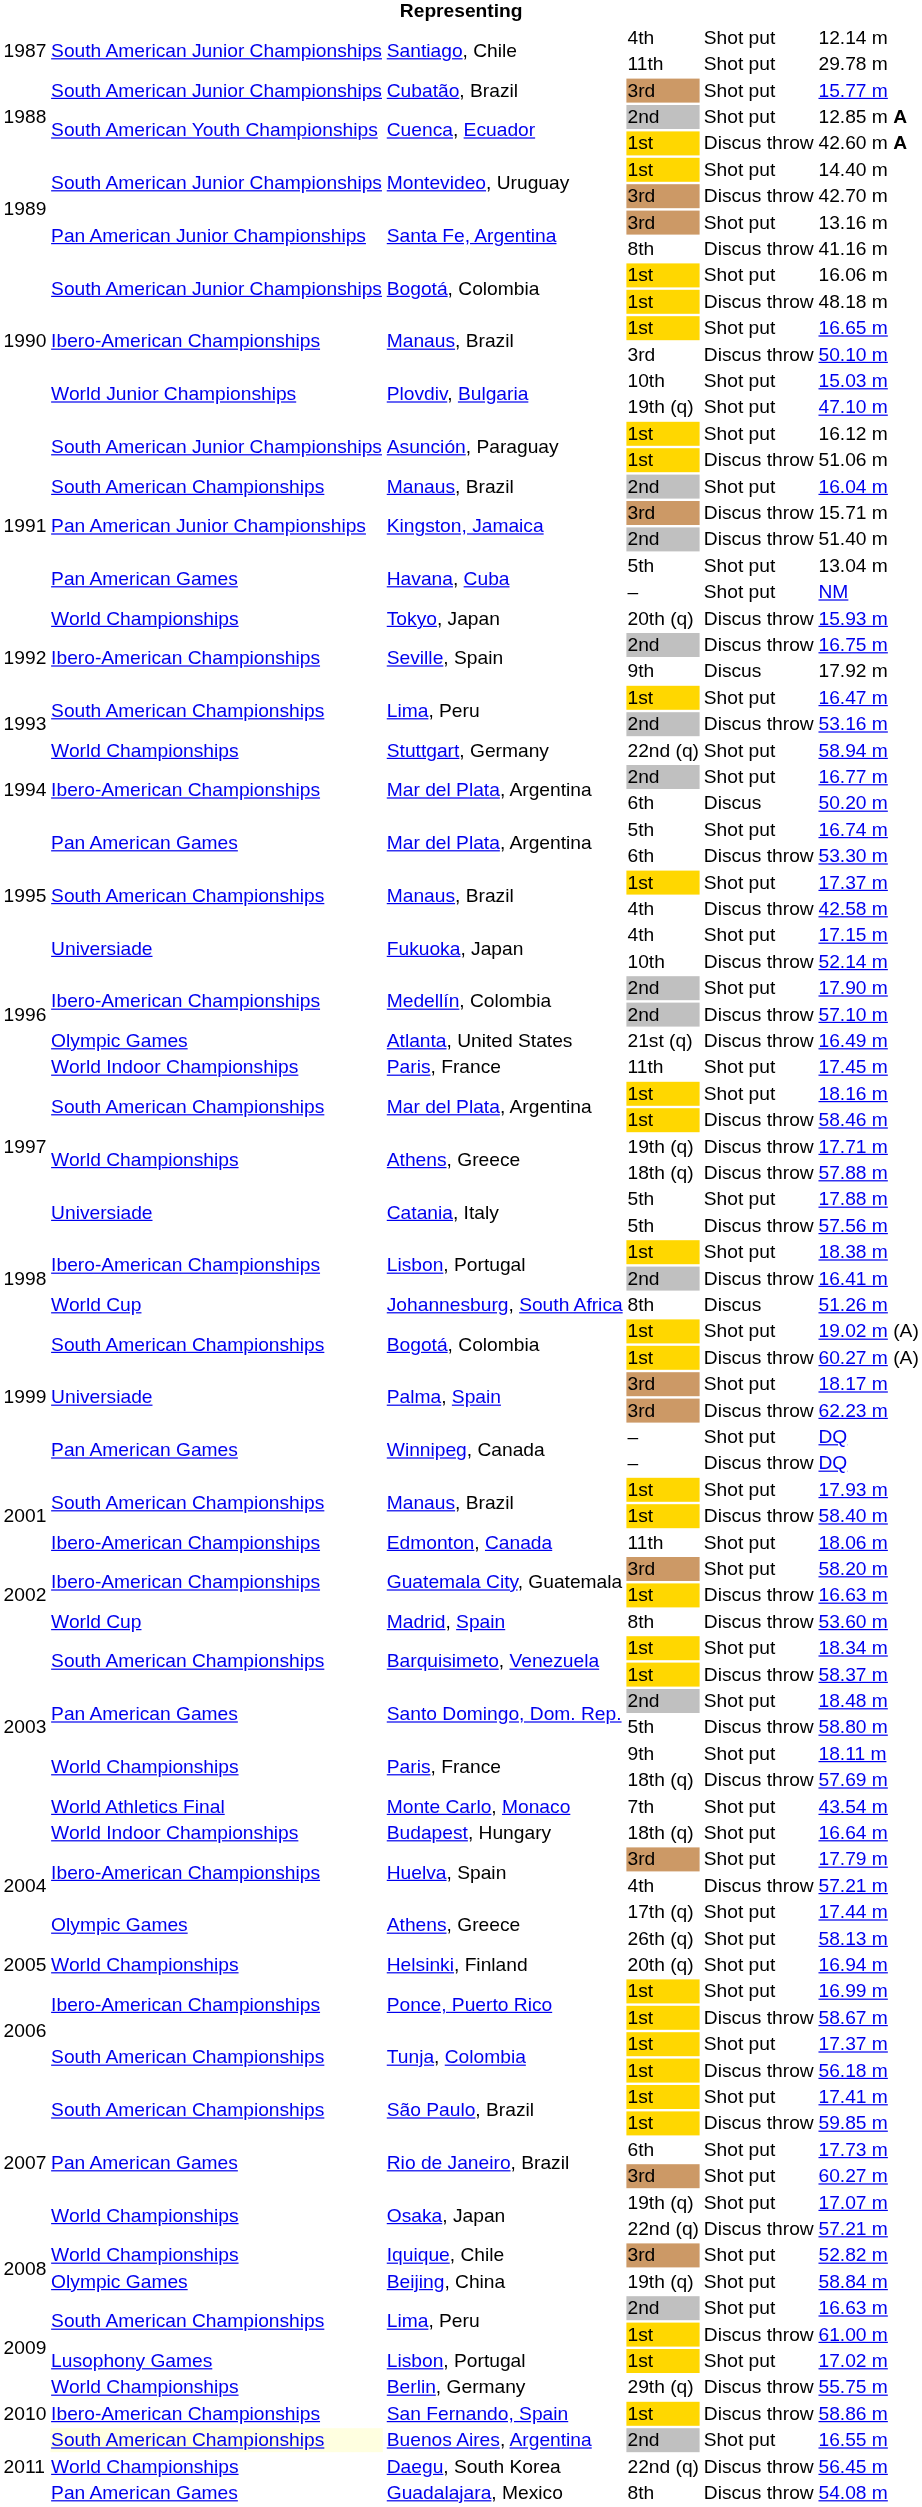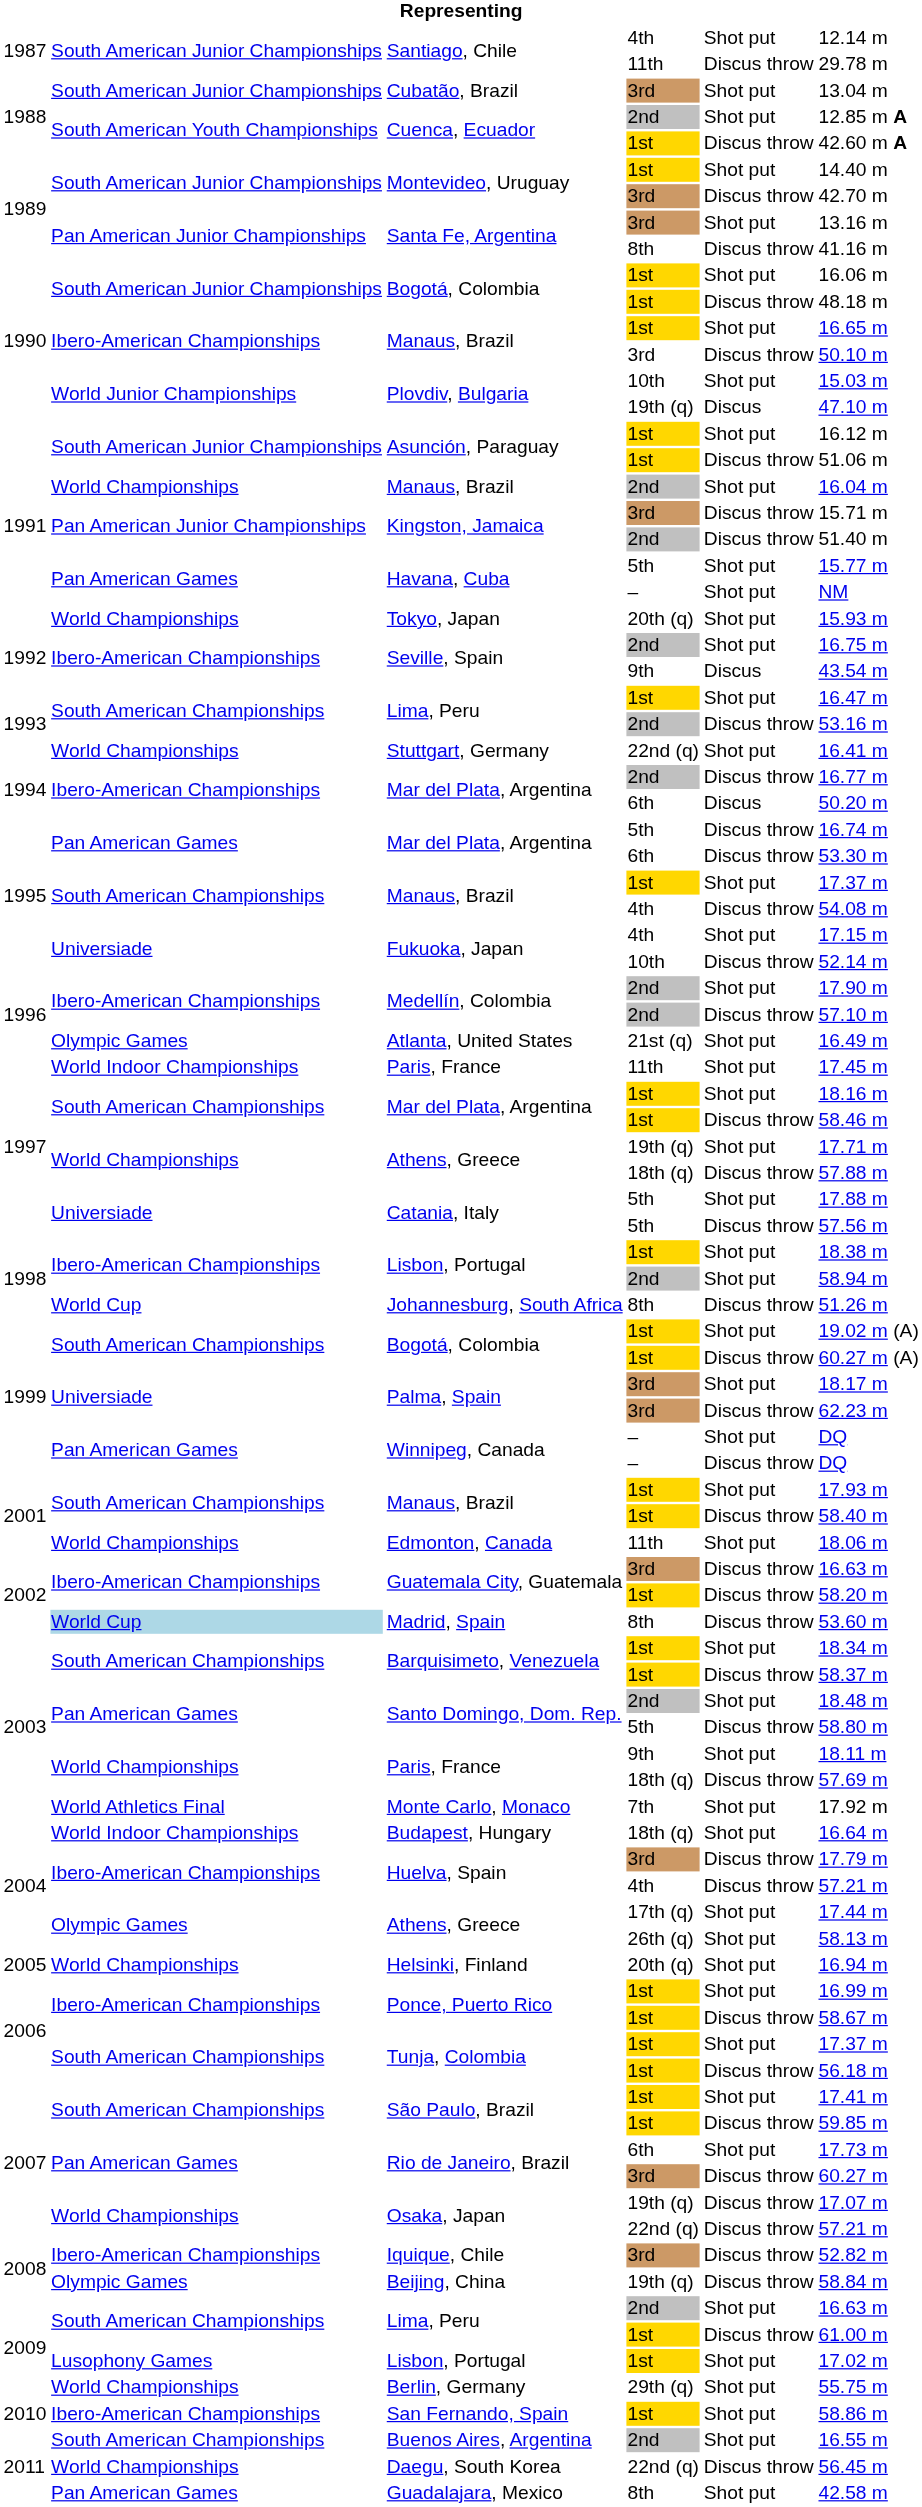(740, 64) Shot put -> (759, 64) Discus throw
(853, 90) 15.77 m -> (853, 90) 13.04 m
(740, 407) Shot put -> (733, 407) Discus
(188, 486) South American Championships -> (145, 486) World Championships
(853, 565) 13.04 m -> (853, 565) 15.77 m
(759, 618) Discus throw -> (740, 618) Shot put
(759, 644) Discus throw -> (740, 644) Shot put
(853, 671) 17.92 m -> (853, 671) 43.54 m
(853, 750) 58.94 m -> (853, 750) 16.41 m
(740, 776) Shot put -> (759, 776) Discus throw
(740, 829) Shot put -> (759, 829) Discus throw
(853, 908) 42.58 m -> (853, 908) 54.08 m
(759, 1040) Discus throw -> (740, 1040) Shot put
(759, 1146) Discus throw -> (740, 1146) Shot put
(759, 1278) Discus throw -> (740, 1278) Shot put
(853, 1278) 16.41 m -> (853, 1278) 58.94 m
(733, 1304) Discus -> (759, 1304) Discus throw
(186, 1542) Ibero-American Championships -> (145, 1542) World Championships
(740, 1568) Shot put -> (759, 1568) Discus throw
(853, 1568) 58.20 m -> (853, 1568) 16.63 m
(853, 1595) 16.63 m -> (853, 1595) 58.20 m
(96, 1621) no background -> (96, 1621) lightblue background
(853, 1806) 43.54 m -> (853, 1806) 17.92 m
(740, 1859) Shot put -> (759, 1859) Discus throw
(740, 2176) Shot put -> (759, 2176) Discus throw
(740, 2202) Shot put -> (759, 2202) Discus throw
(145, 2255) World Championships -> (186, 2255) Ibero-American Championships
(740, 2255) Shot put -> (759, 2255) Discus throw
(740, 2281) Shot put -> (759, 2281) Discus throw
(759, 2387) Discus throw -> (740, 2387) Shot put
(759, 2413) Discus throw -> (740, 2413) Shot put
(188, 2440) lightyellow background -> (188, 2440) no background
(759, 2492) Discus throw -> (740, 2492) Shot put
(853, 2492) 54.08 m -> (853, 2492) 42.58 m
